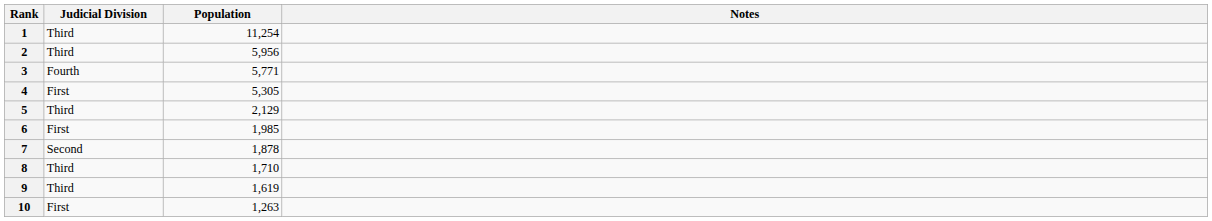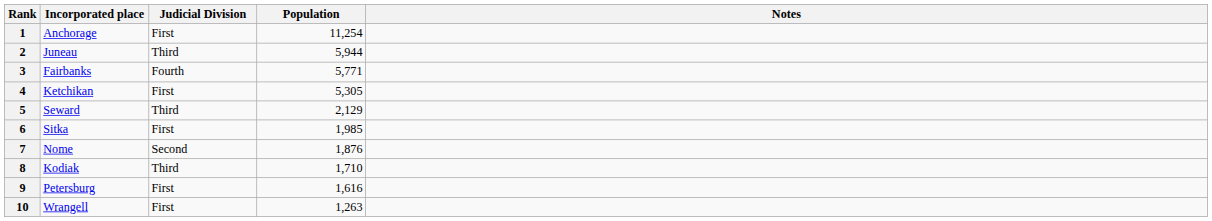+ column: (95, 14)
(60, 33) Third -> (163, 33) First
(265, 52) 5,956 -> (349, 52) 5,944
(265, 149) 1,878 -> (349, 149) 1,876
(60, 187) Third -> (163, 187) First
(265, 187) 1,619 -> (349, 187) 1,616
